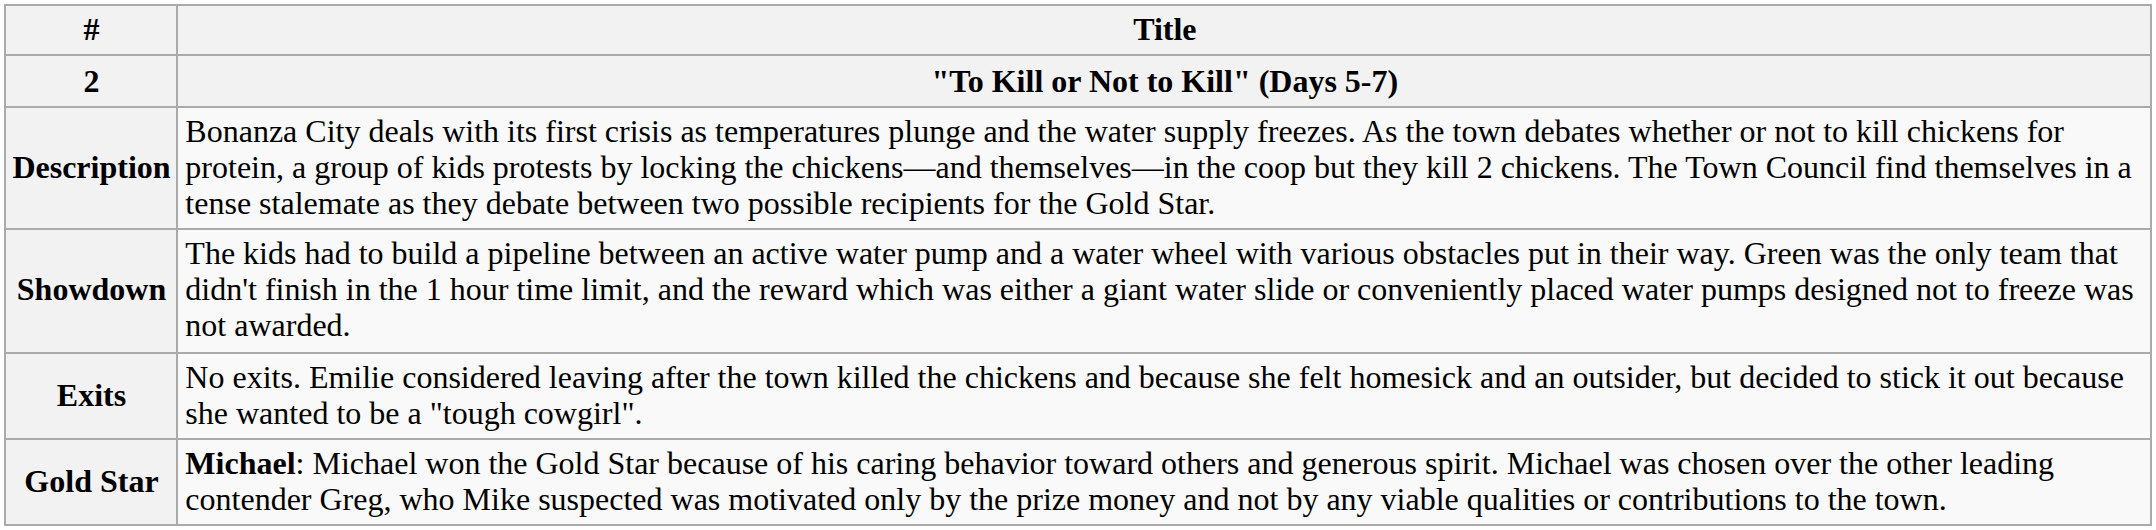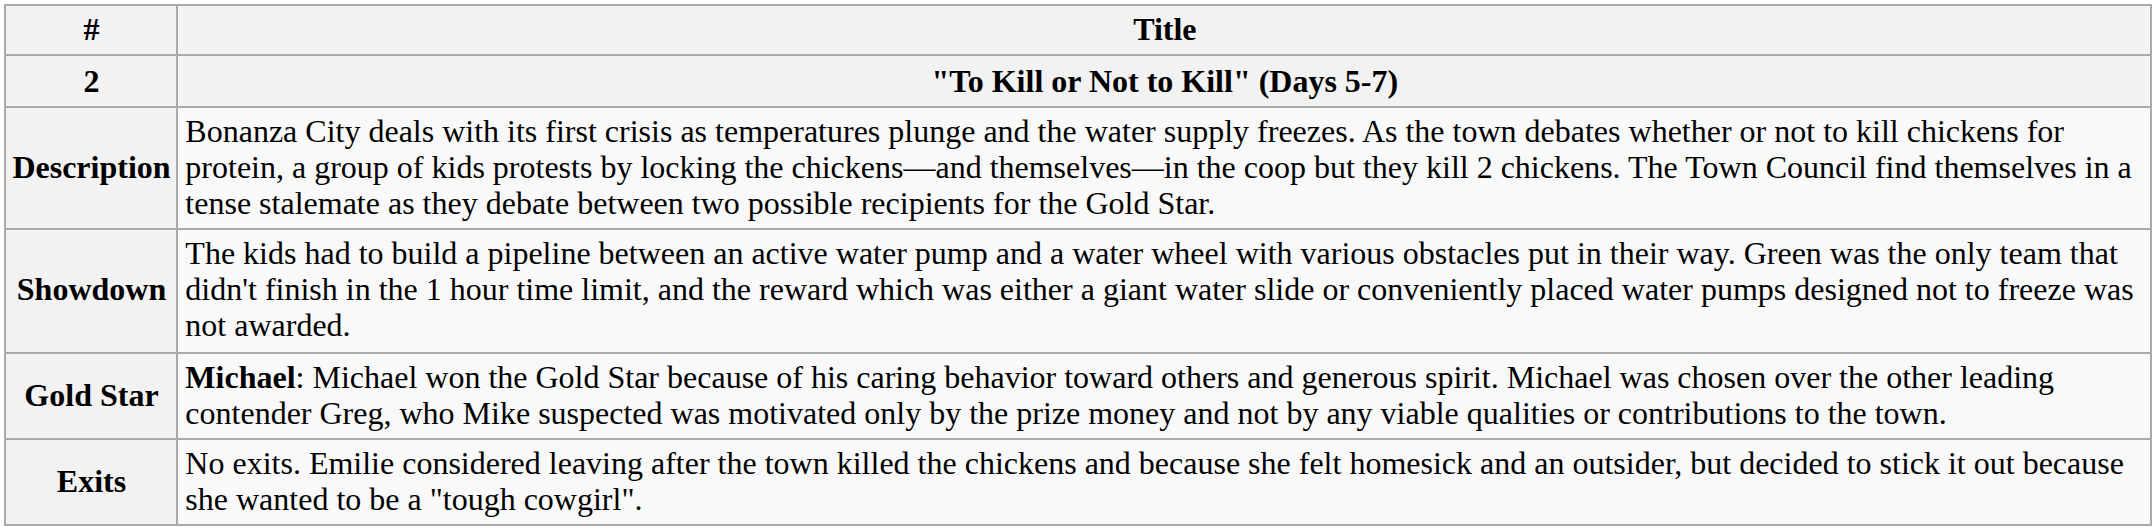rows swapped: (91, 481) <-> (91, 394)
